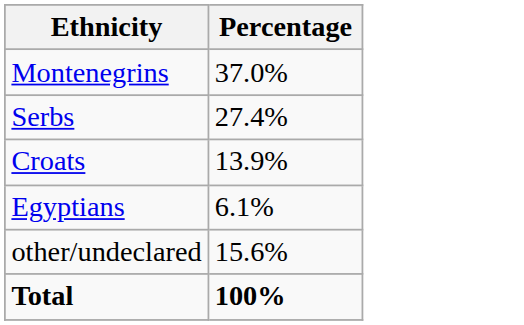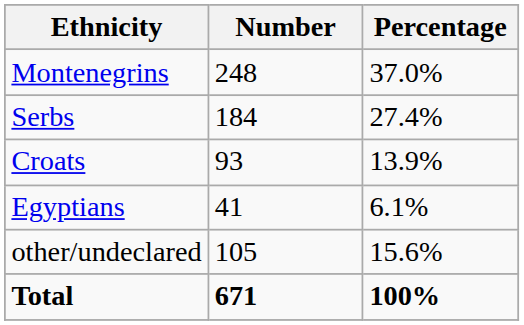+ column: (286, 26)
